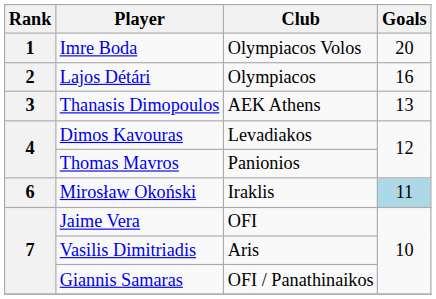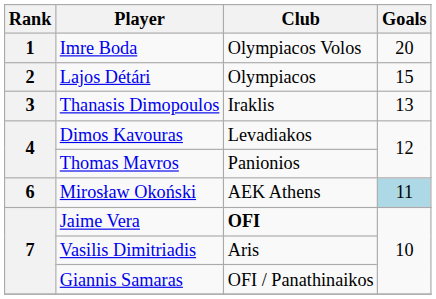(404, 76) 16 -> (404, 76) 15
(274, 105) AEK Athens -> (251, 105) Iraklis
(251, 192) Iraklis -> (274, 192) AEK Athens
(242, 221) normal -> (244, 221) bold
